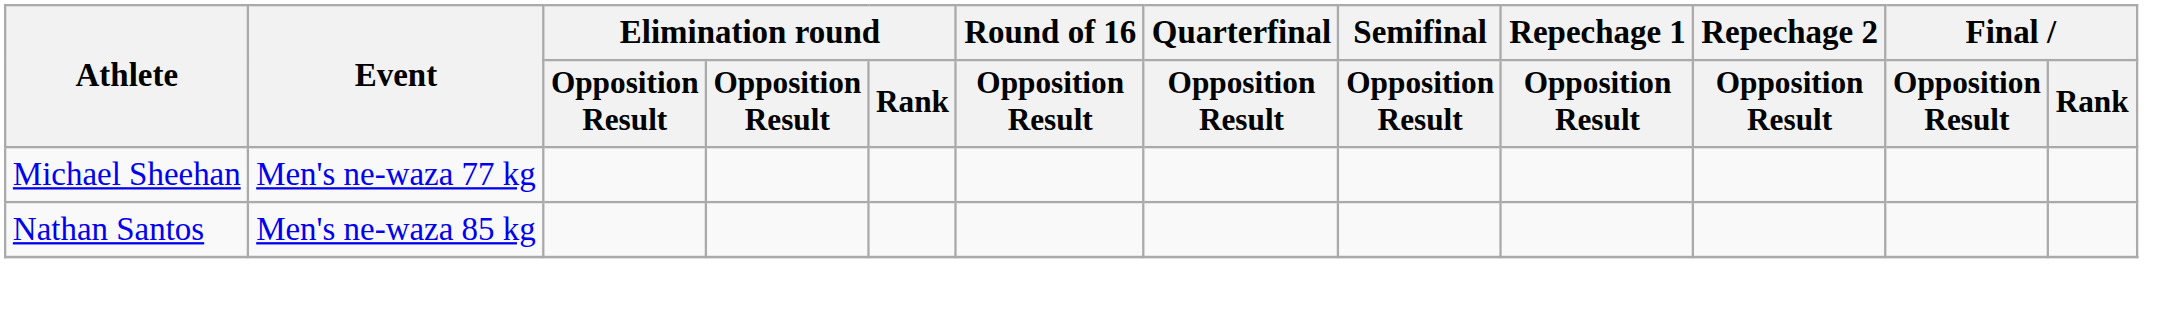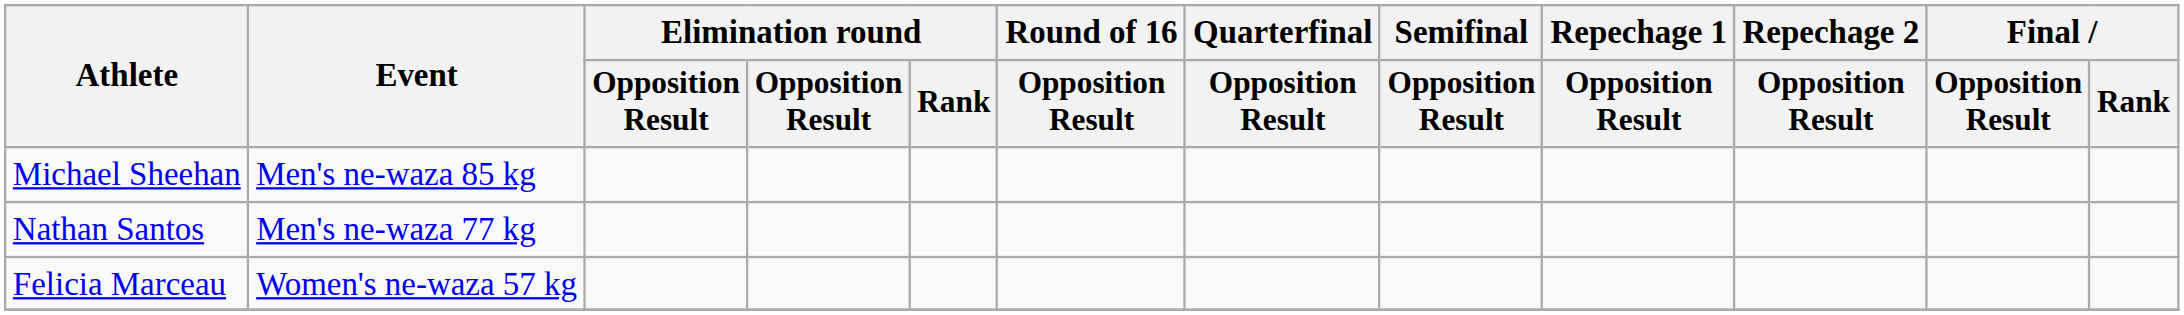(396, 174) Men's ne-waza 77 kg -> (396, 174) Men's ne-waza 85 kg
(396, 228) Men's ne-waza 85 kg -> (396, 228) Men's ne-waza 77 kg
+ row: (119, 283)
